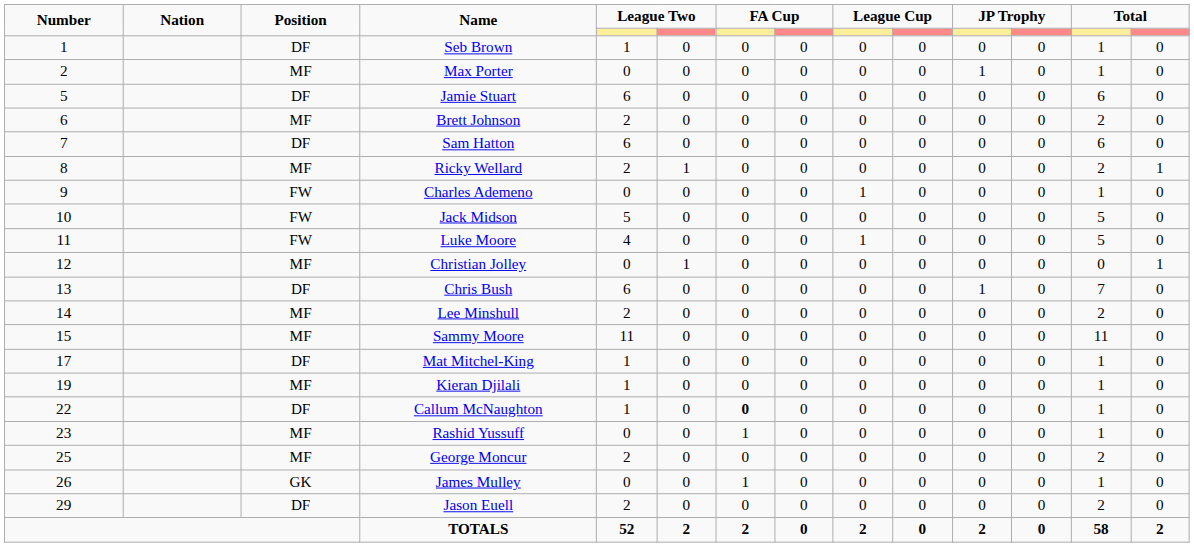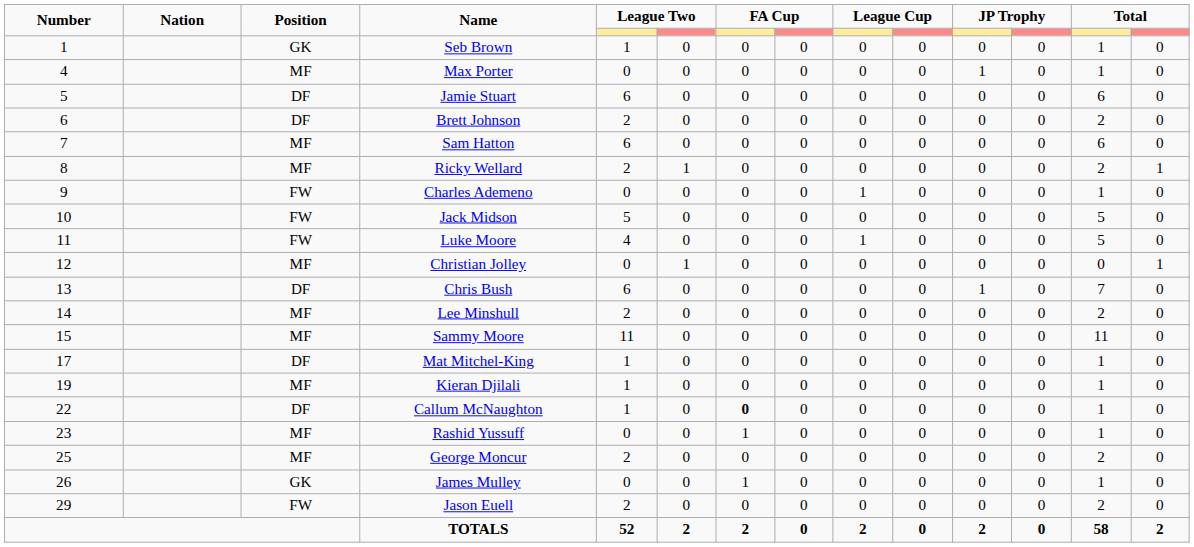(301, 47) DF -> (301, 47) GK
(64, 71) 2 -> (64, 71) 4
(301, 119) MF -> (301, 119) DF
(301, 144) DF -> (301, 144) MF
(301, 505) DF -> (301, 505) FW
